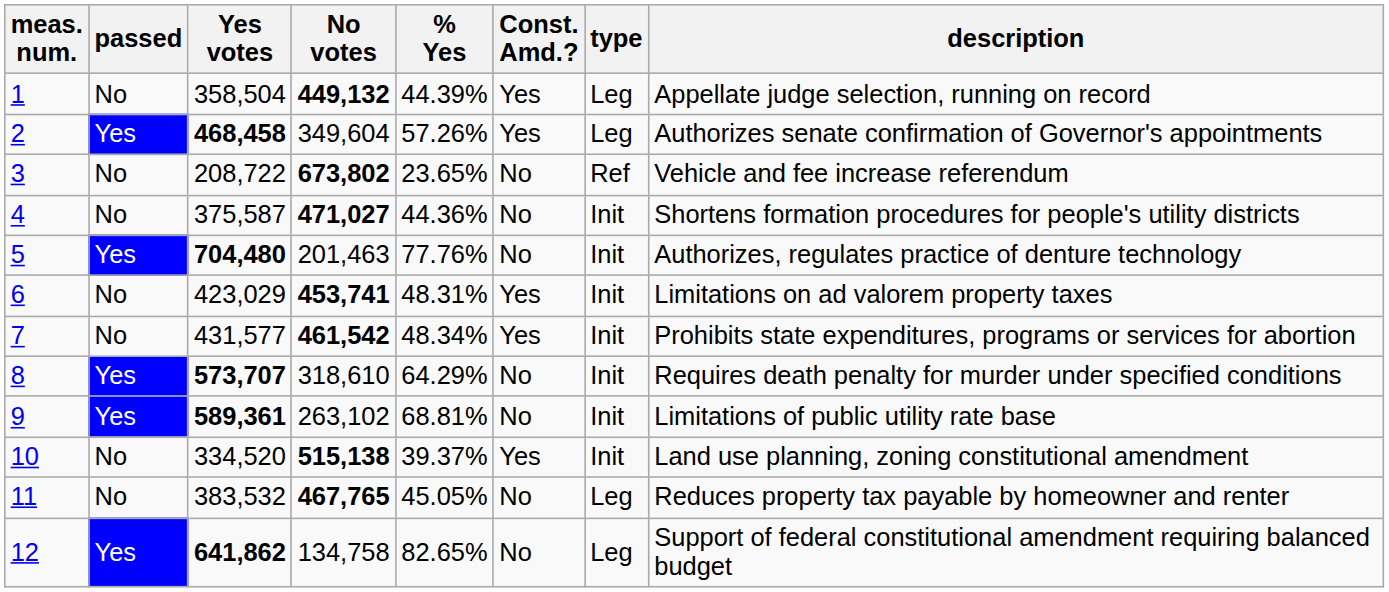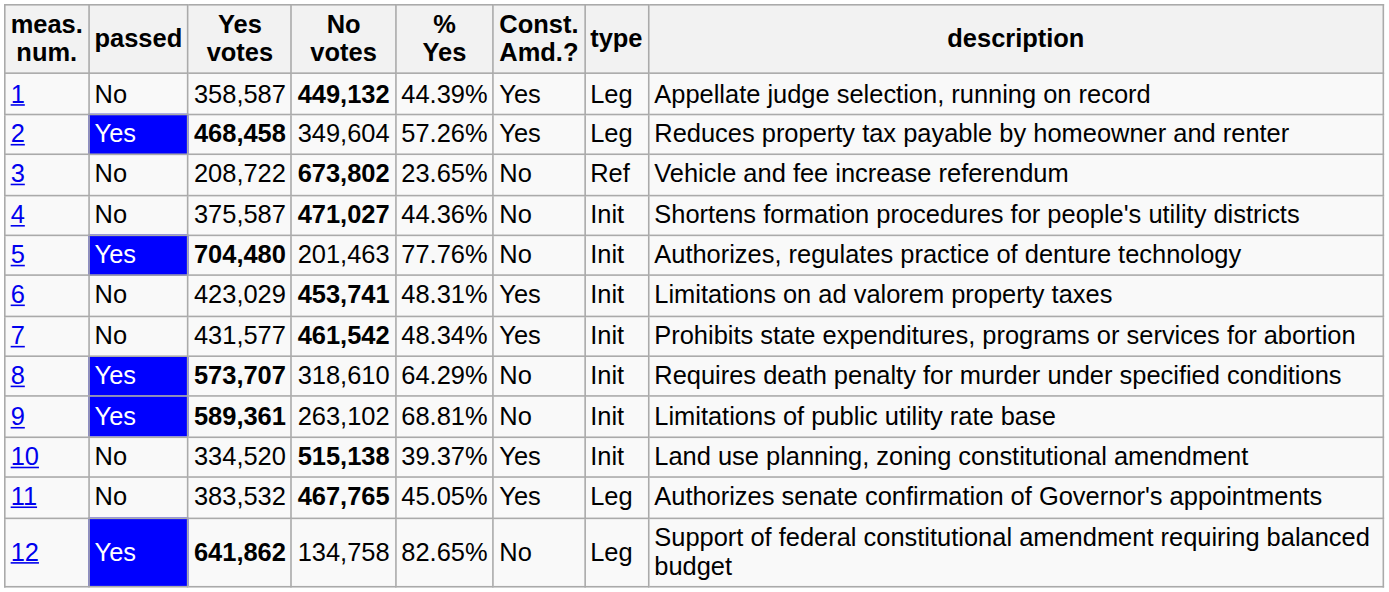(240, 93) 358,504 -> (240, 93) 358,587
(988, 133) Authorizes senate confirmation of Governor's appointments -> (972, 133) Reduces property tax payable by homeowner and renter
(516, 497) No -> (520, 497) Yes
(972, 497) Reduces property tax payable by homeowner and renter -> (988, 497) Authorizes senate confirmation of Governor's appointments
